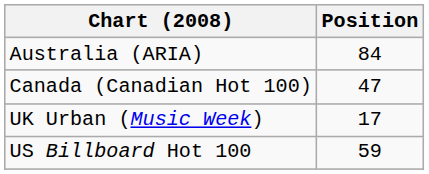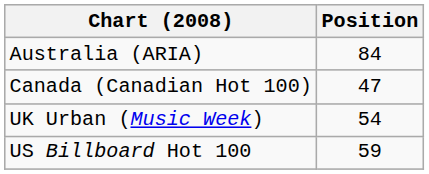(370, 120) 17 -> (370, 120) 54
